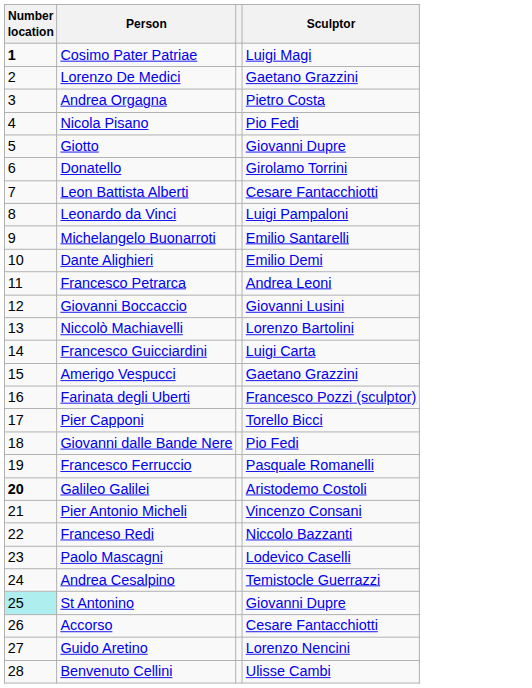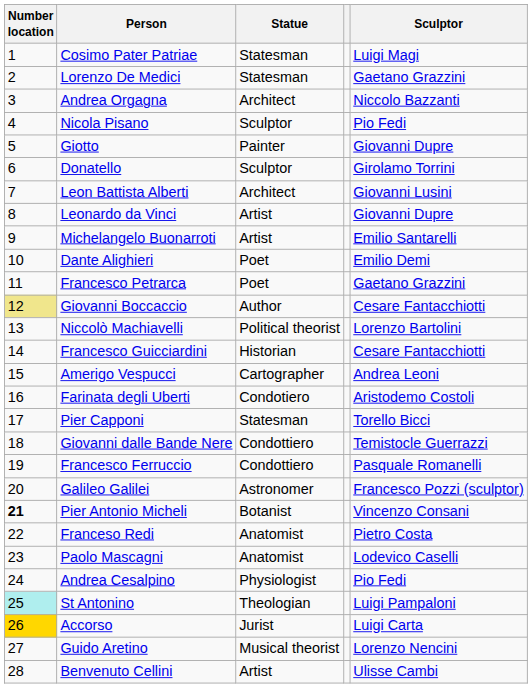+ column: (290, 24)
(12, 54) bold -> (12, 54) normal
(285, 100) Pietro Costa -> (406, 100) Niccolo Bazzanti
(312, 191) Cesare Fantacchiotti -> (402, 191) Giovanni Lusini
(297, 214) Luigi Pampaloni -> (403, 214) Giovanni Dupre
(289, 283) Andrea Leoni -> (409, 283) Gaetano Grazzini
(16, 306) no background -> (16, 306) khaki background
(295, 306) Giovanni Lusini -> (419, 306) Cesare Fantacchiotti
(281, 351) Luigi Carta -> (419, 351) Cesare Fantacchiotti
(302, 374) Gaetano Grazzini -> (396, 374) Andrea Leoni
(331, 397) Francesco Pozzi (sculptor) -> (414, 397) Aristodemo Costoli
(272, 443) Pio Fedi -> (420, 443) Temistocle Guerrazzi
(16, 488) bold -> (16, 488) normal
(306, 488) Aristodemo Costoli -> (438, 488) Francesco Pozzi (sculptor)
(16, 511) normal -> (16, 511) bold
(299, 534) Niccolo Bazzanti -> (393, 534) Pietro Costa
(313, 580) Temistocle Guerrazzi -> (380, 580) Pio Fedi
(296, 603) Giovanni Dupre -> (404, 603) Luigi Pampaloni
(16, 625) no background -> (16, 625) gold background
(312, 625) Cesare Fantacchiotti -> (388, 625) Luigi Carta
